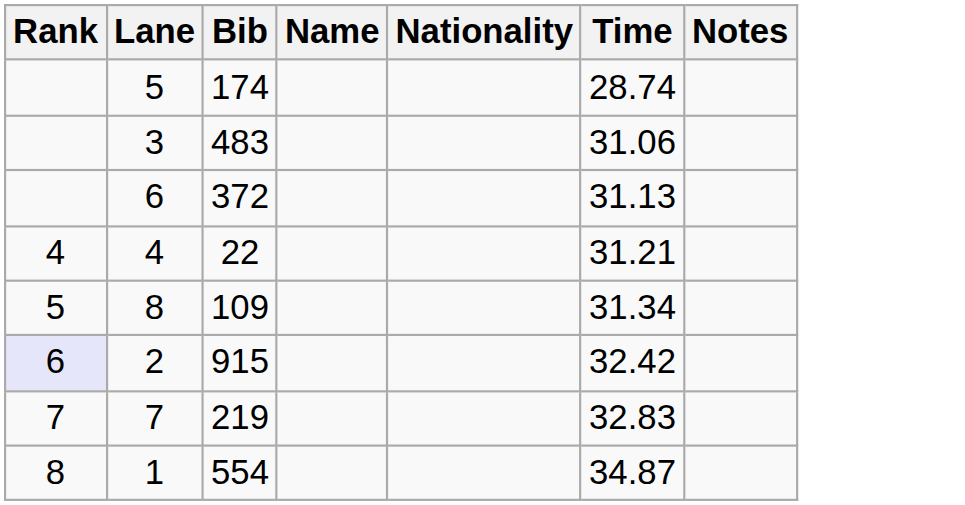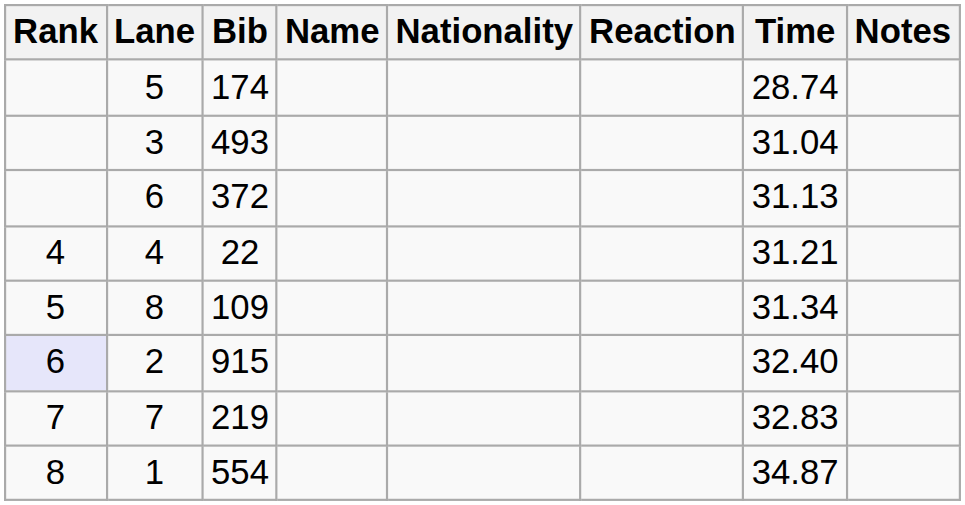+ column: (662, 32)
(240, 142) 483 -> (240, 142) 493
(633, 142) 31.06 -> (795, 142) 31.04
(633, 362) 32.42 -> (795, 362) 32.40
